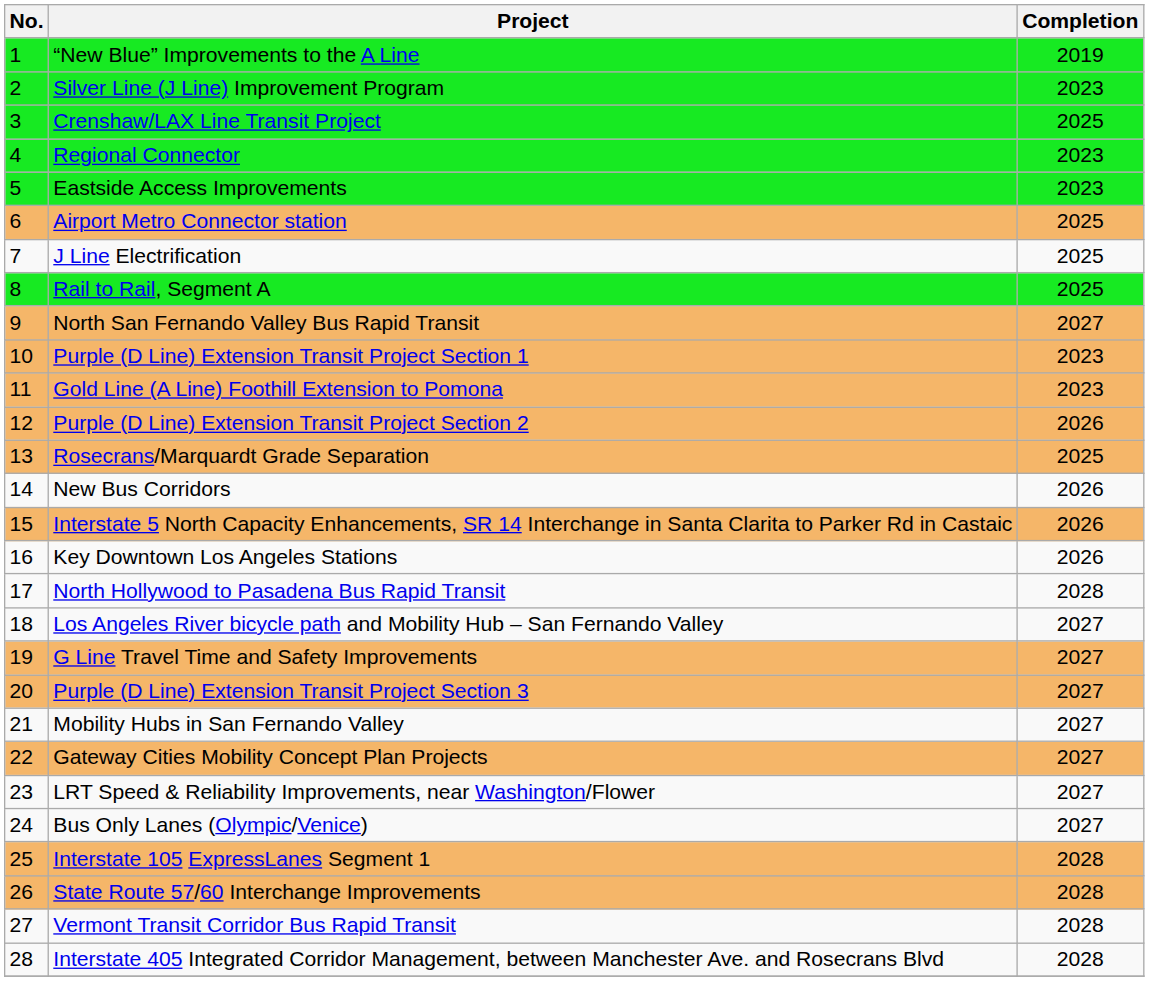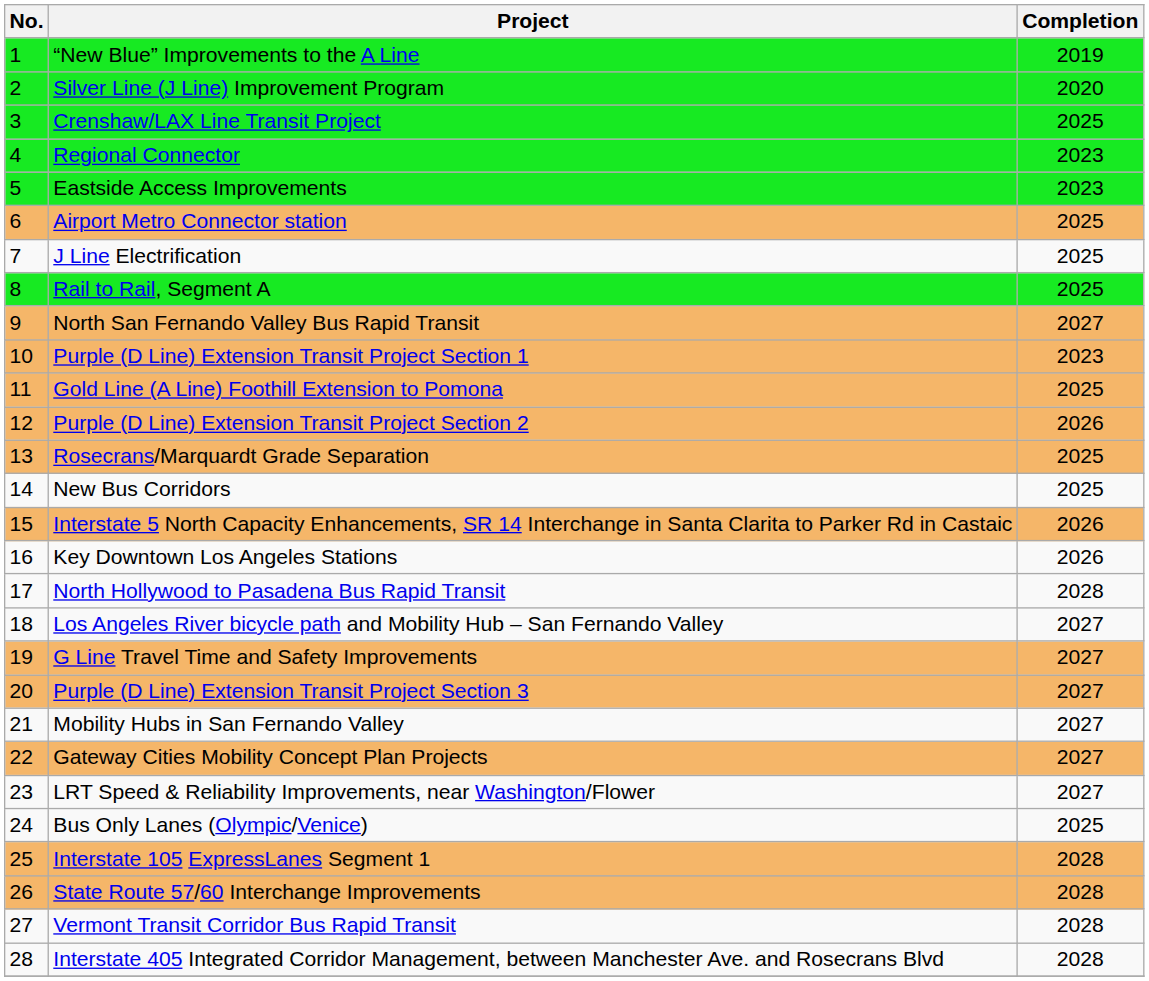(1080, 88) 2023 -> (1080, 88) 2020
(1080, 389) 2023 -> (1080, 389) 2025
(1080, 490) 2026 -> (1080, 490) 2025
(1080, 825) 2027 -> (1080, 825) 2025
